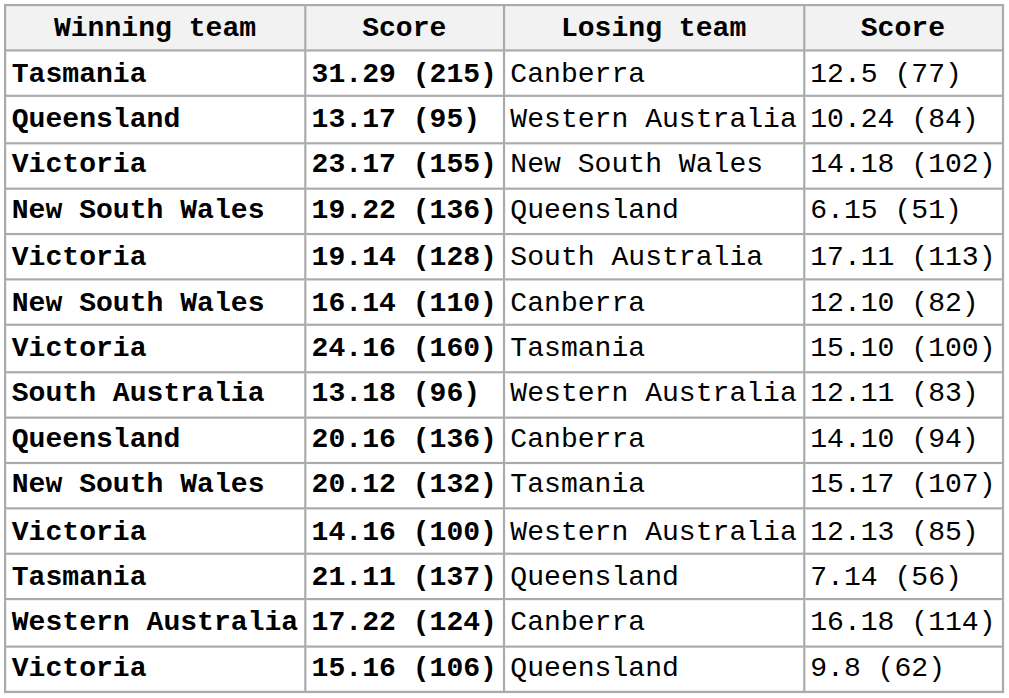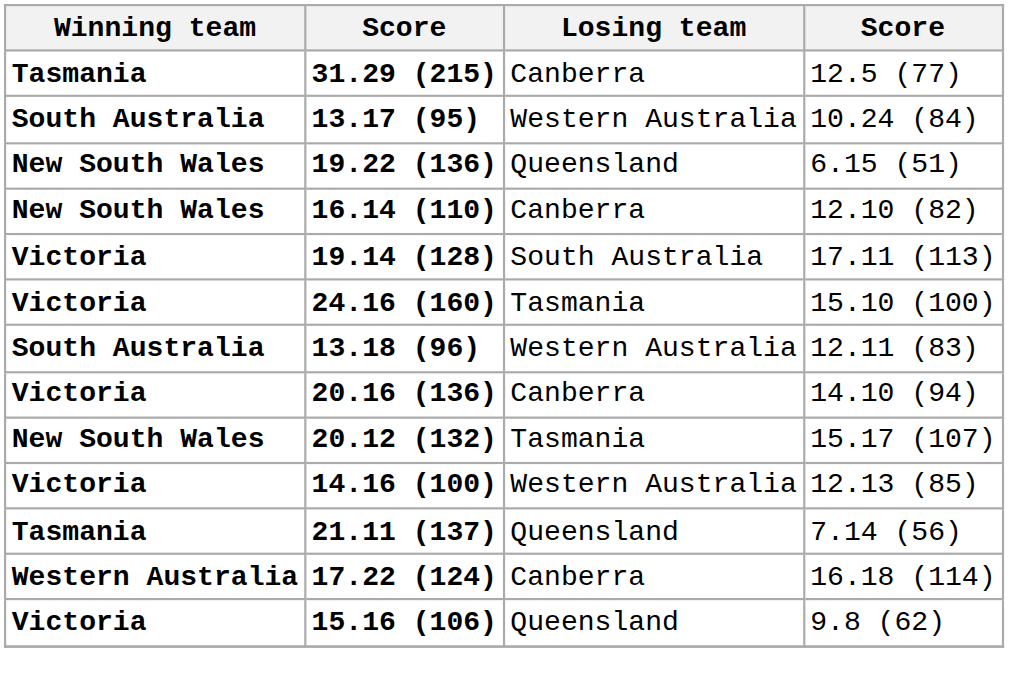(96, 119) Queensland -> (138, 119) South Australia
- row: (404, 165)
rows swapped: (404, 257) <-> (404, 303)
(96, 440) Queensland -> (79, 394) Victoria
